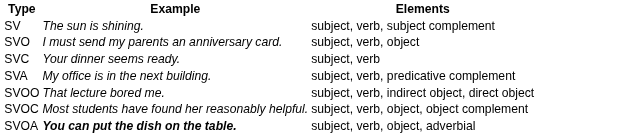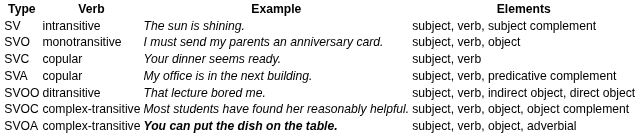+ column: (91, 9)
